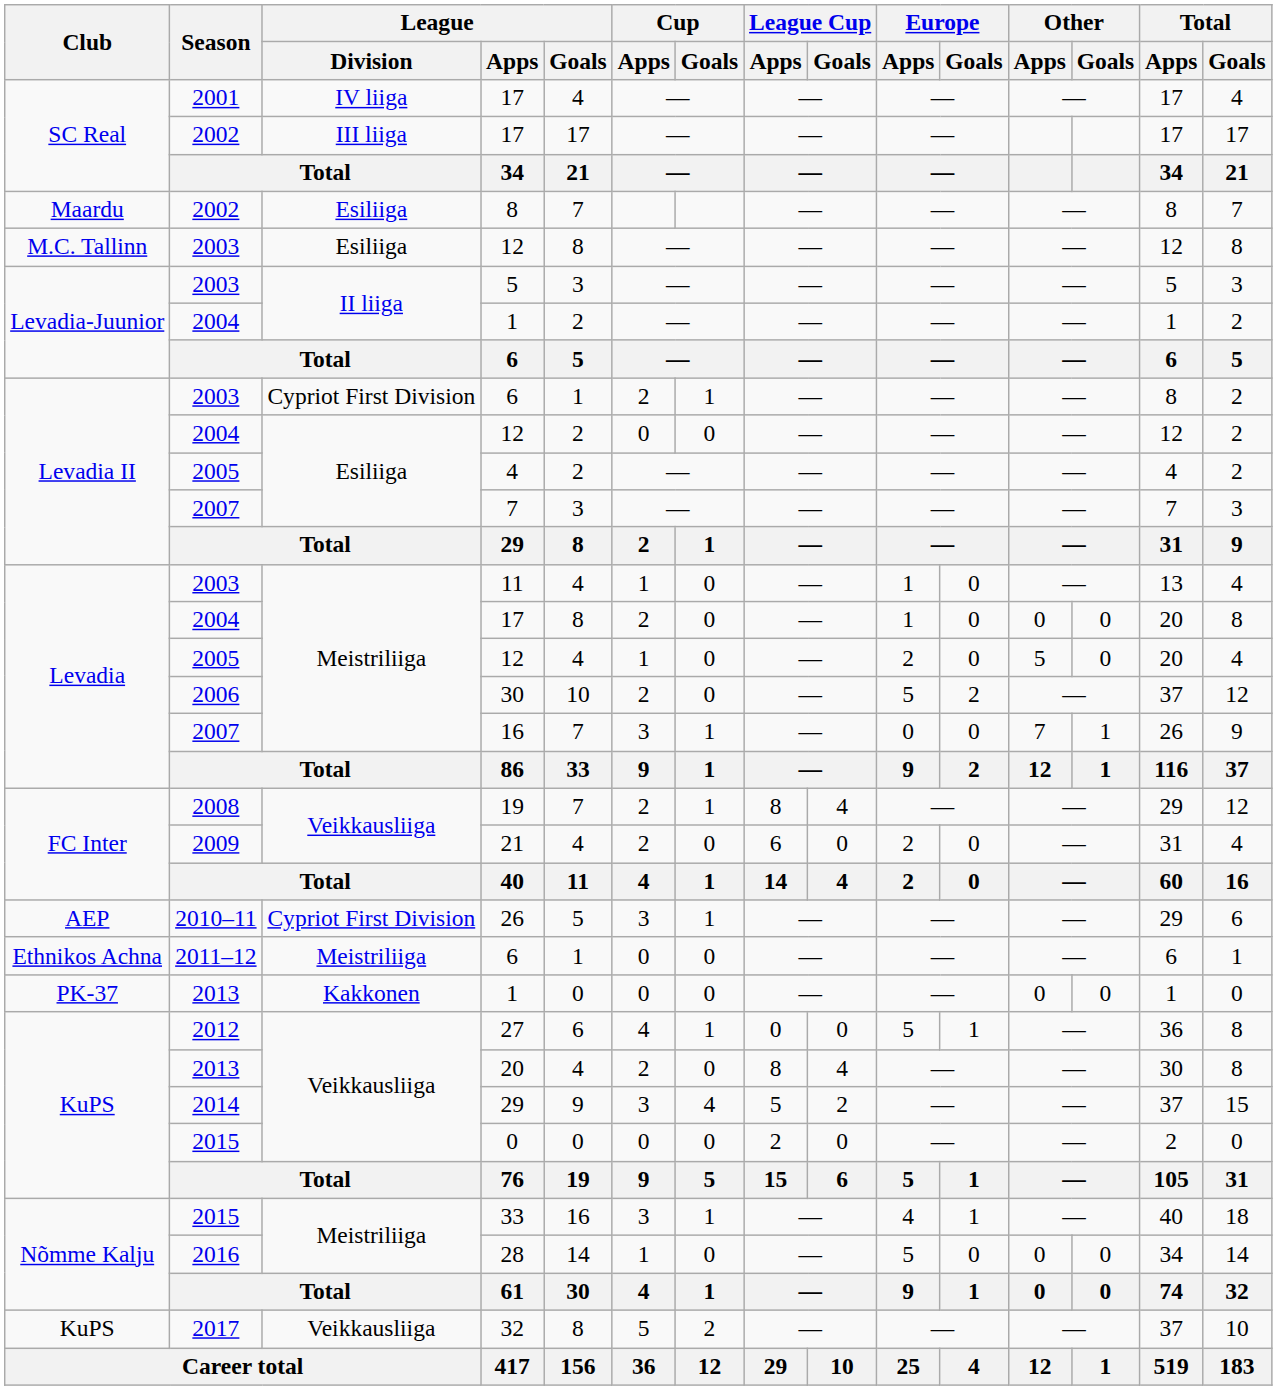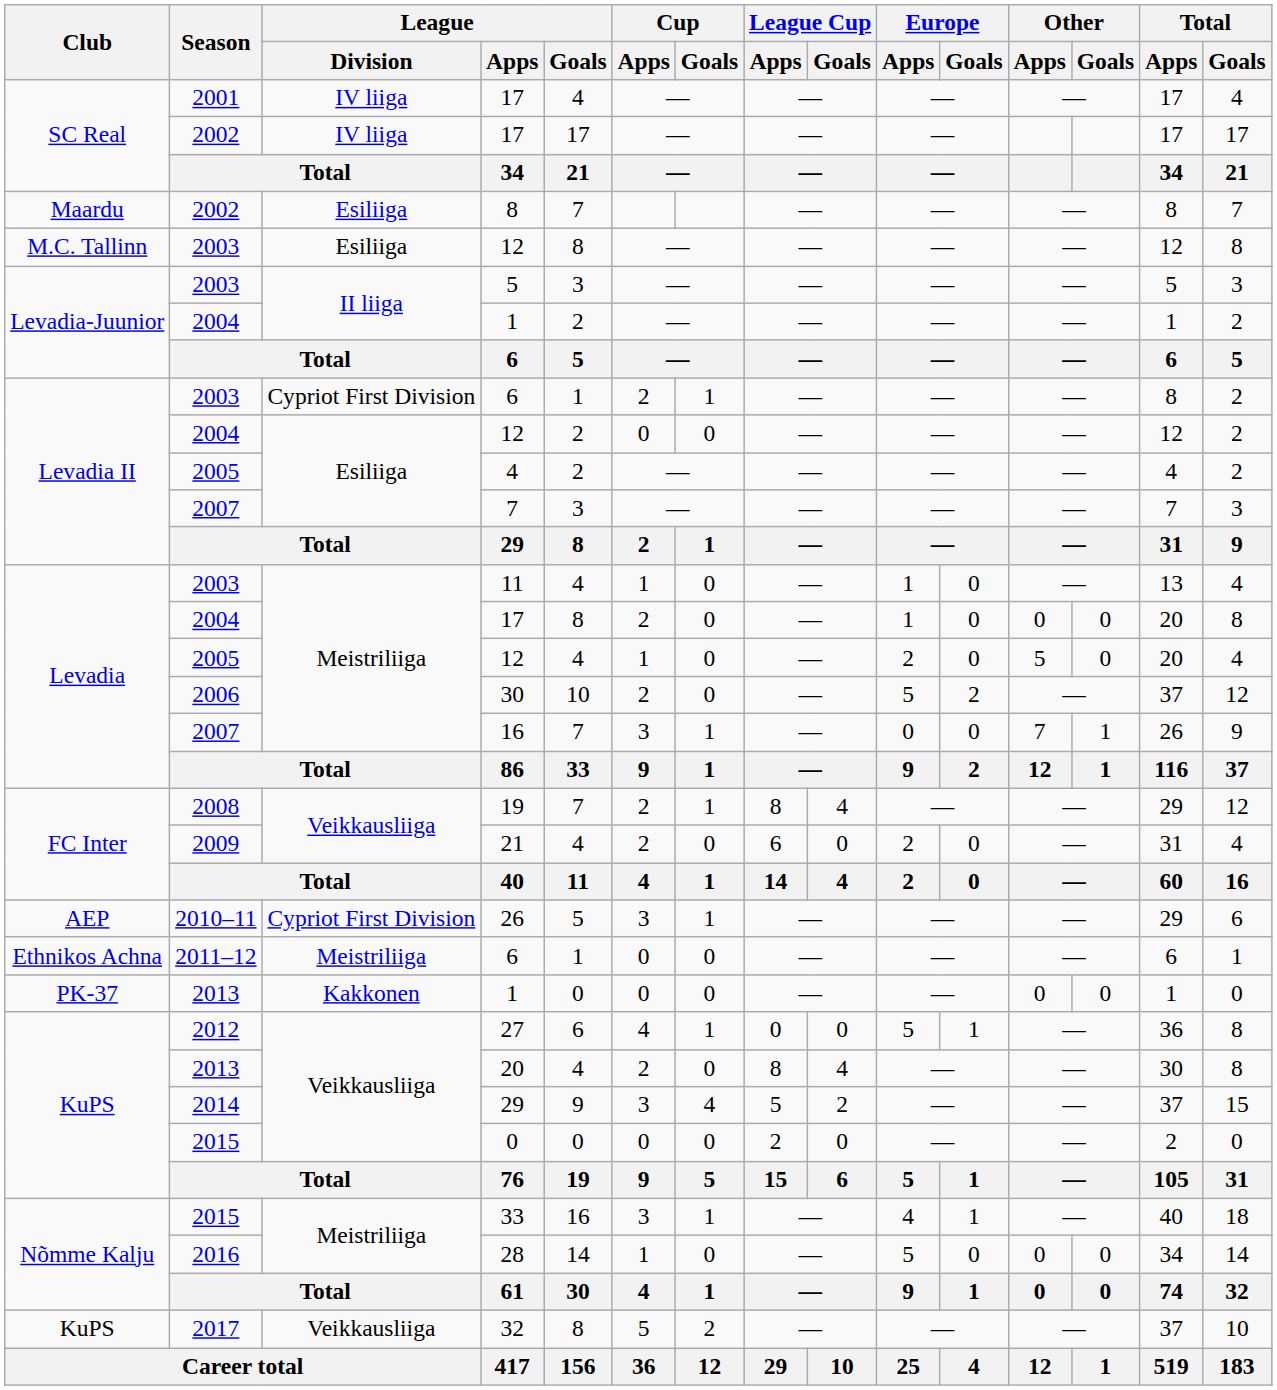(371, 135) III liiga -> (371, 135) IV liiga
